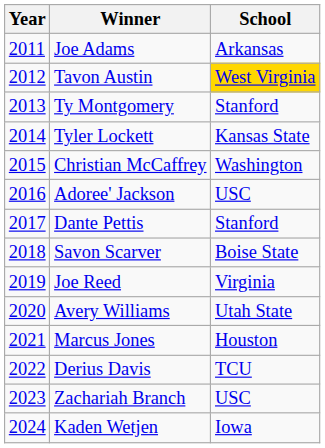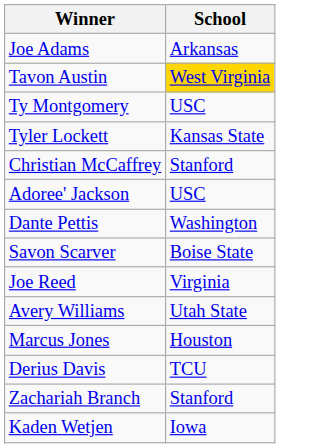- column: (27, 19)
(247, 106) Stanford -> (188, 106) USC
(259, 164) Washington -> (201, 164) Stanford
(247, 223) Stanford -> (213, 223) Washington
(233, 398) USC -> (201, 398) Stanford
